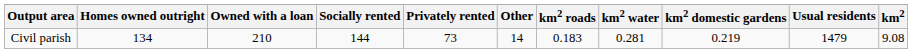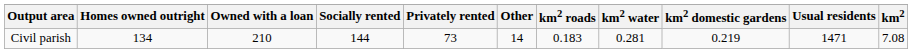(834, 38) 1479 -> (834, 38) 1471
(893, 38) 9.08 -> (893, 38) 7.08
